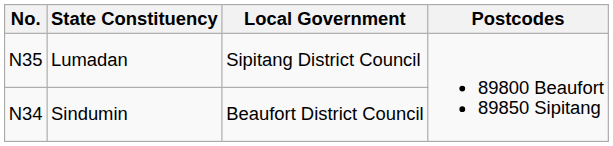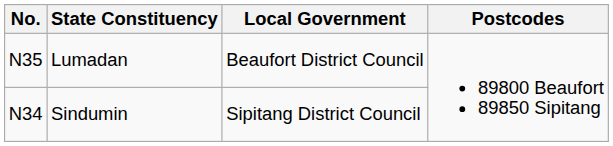(323, 60) Sipitang District Council -> (325, 60) Beaufort District Council
(325, 114) Beaufort District Council -> (323, 114) Sipitang District Council
